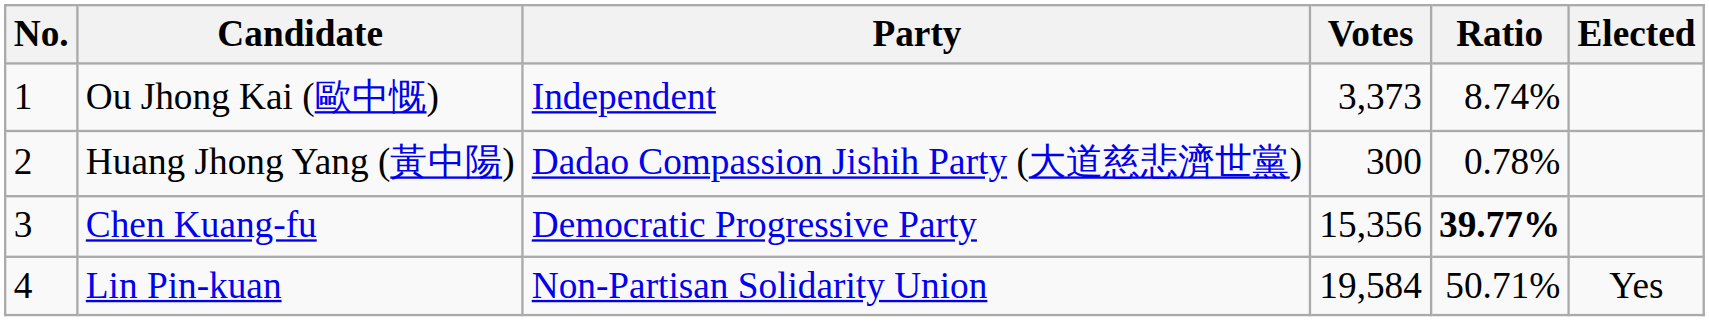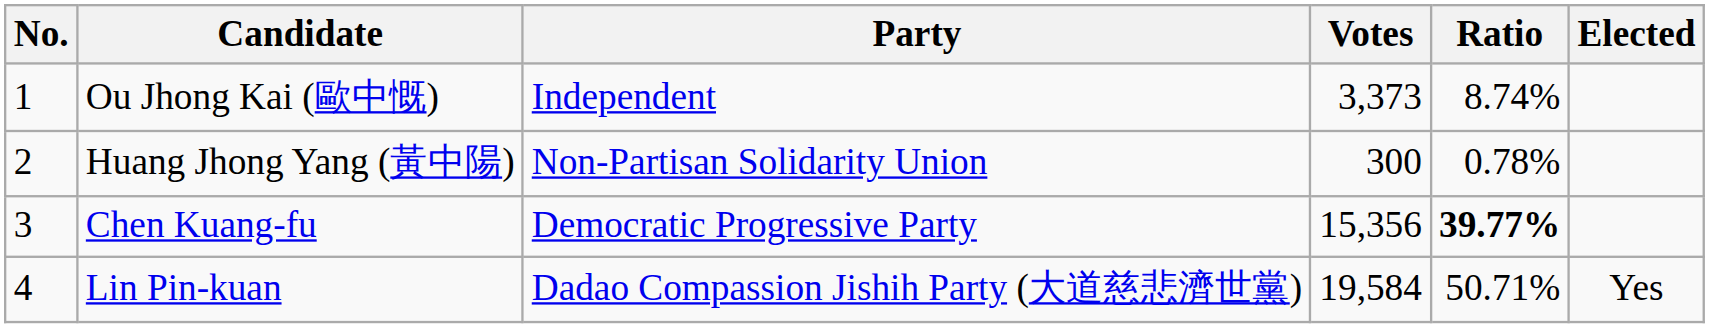(917, 161) Dadao Compassion Jishih Party (大道慈悲濟世黨) -> (760, 162) Non-Partisan Solidarity Union
(760, 284) Non-Partisan Solidarity Union -> (917, 286) Dadao Compassion Jishih Party (大道慈悲濟世黨)
